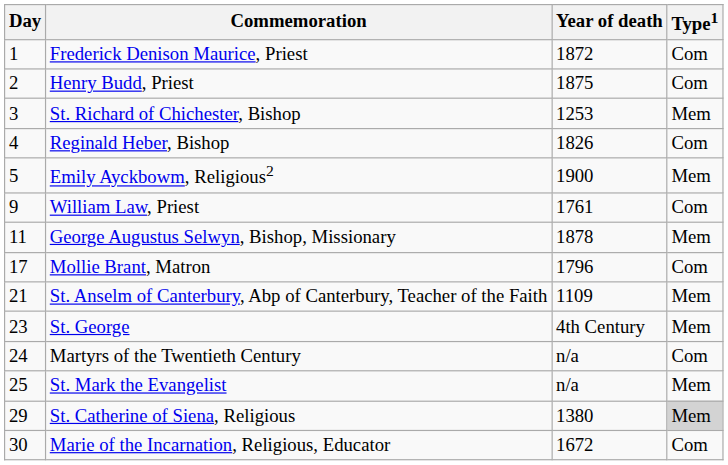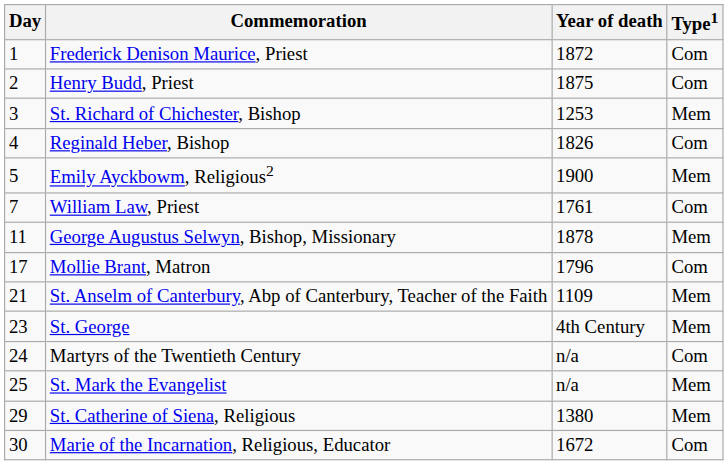(14, 207) 9 -> (14, 207) 7
(691, 415) lightgrey background -> (691, 415) no background
